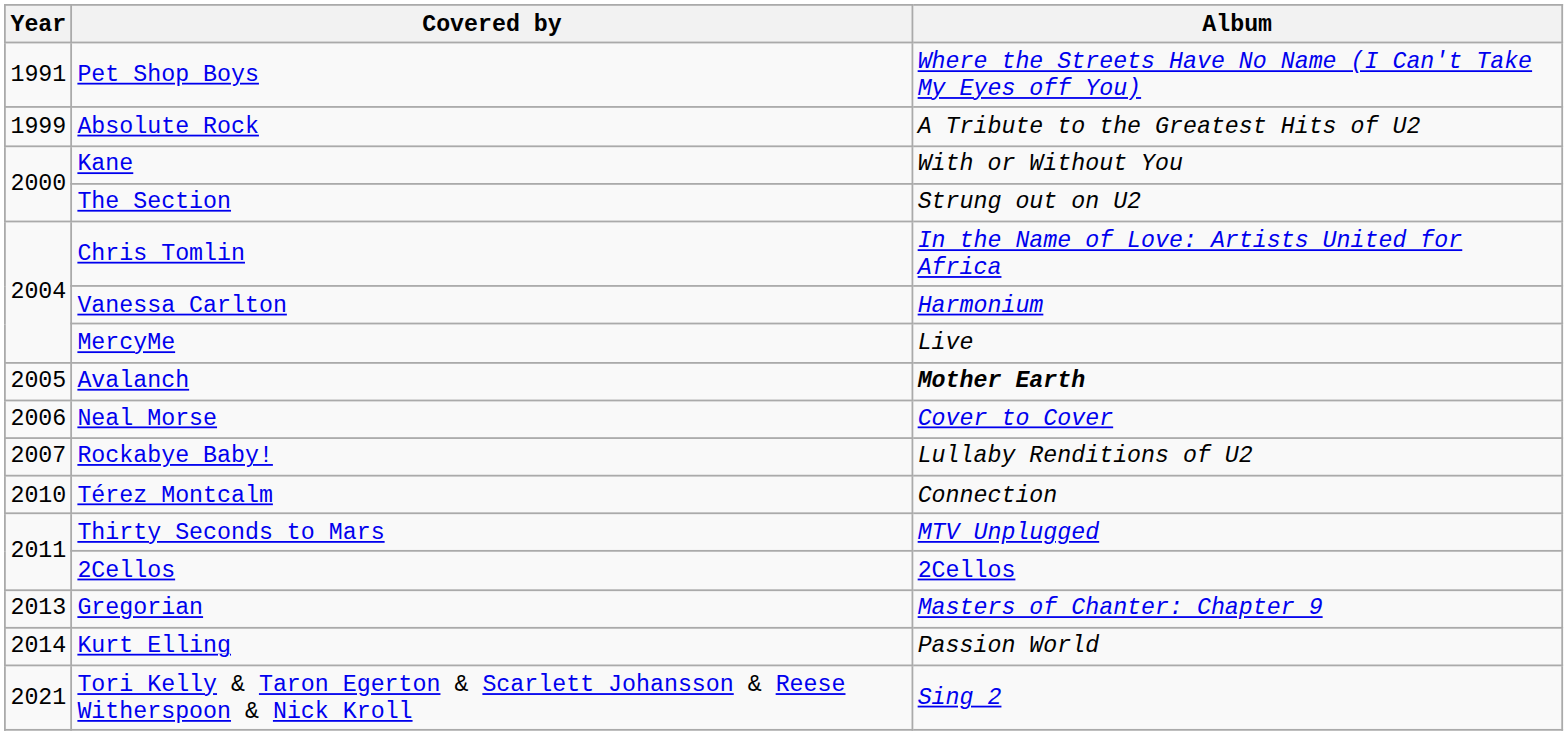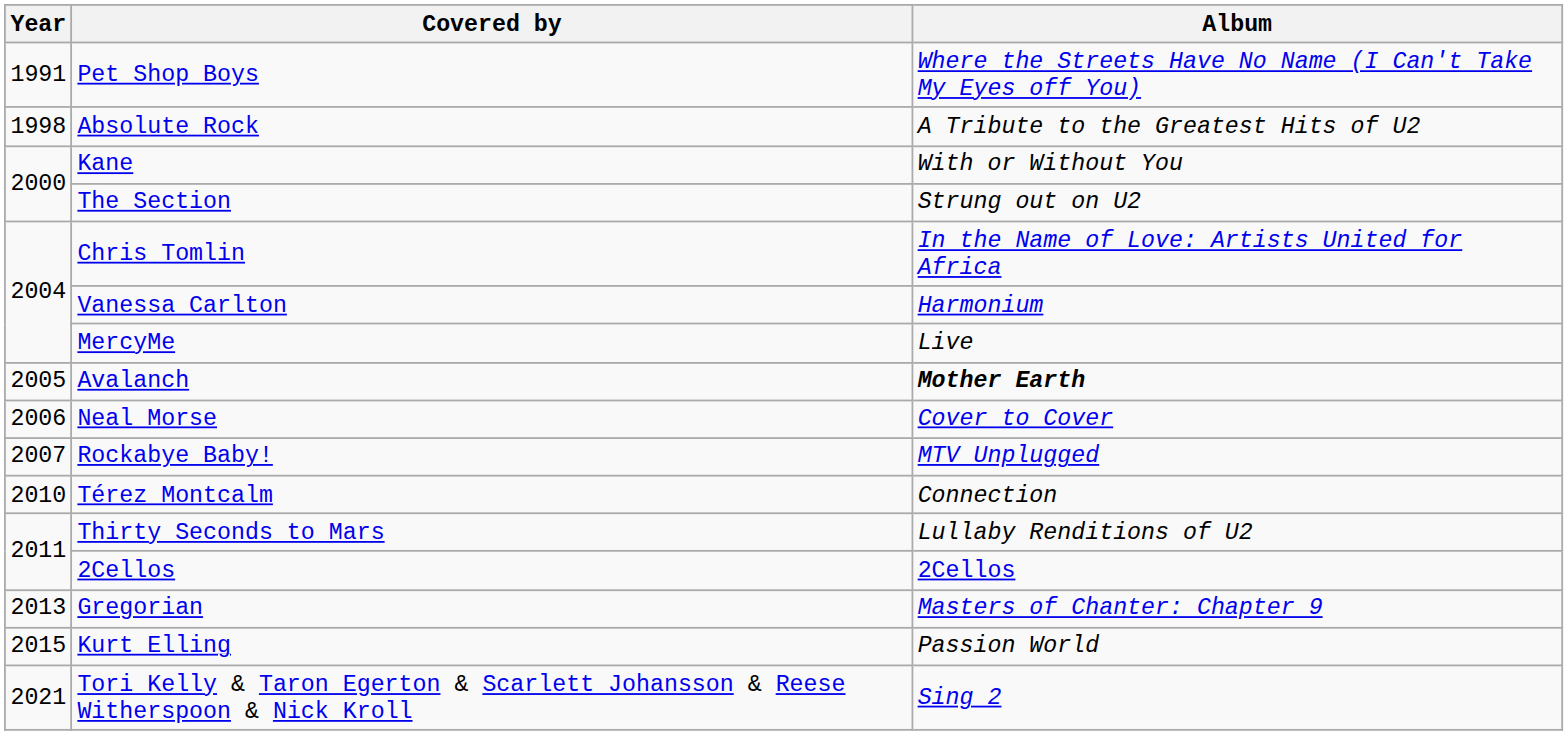(38, 127) 1999 -> (38, 127) 1998
(1085, 457) Lullaby Renditions of U2 -> (1008, 457) MTV Unplugged
(1008, 533) MTV Unplugged -> (1085, 533) Lullaby Renditions of U2
(38, 646) 2014 -> (38, 646) 2015
